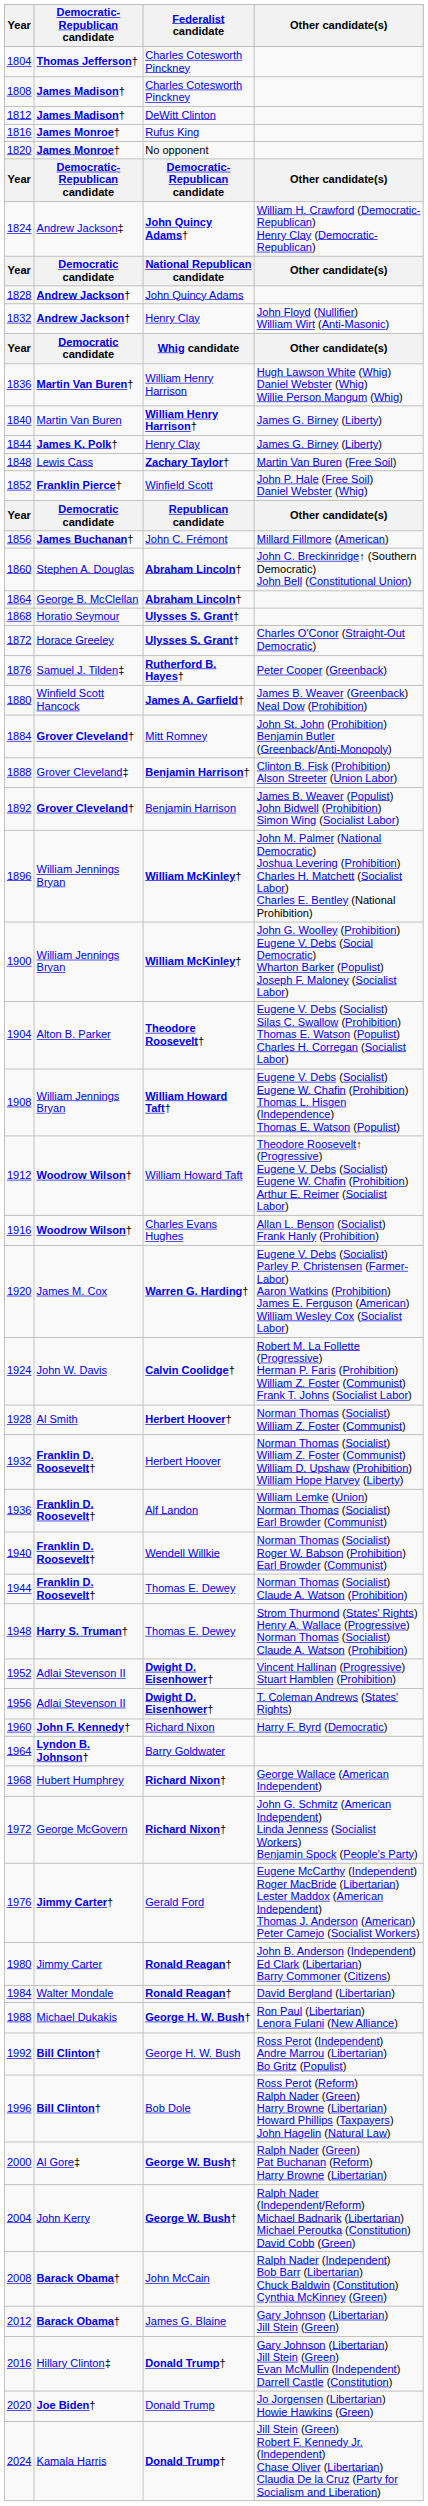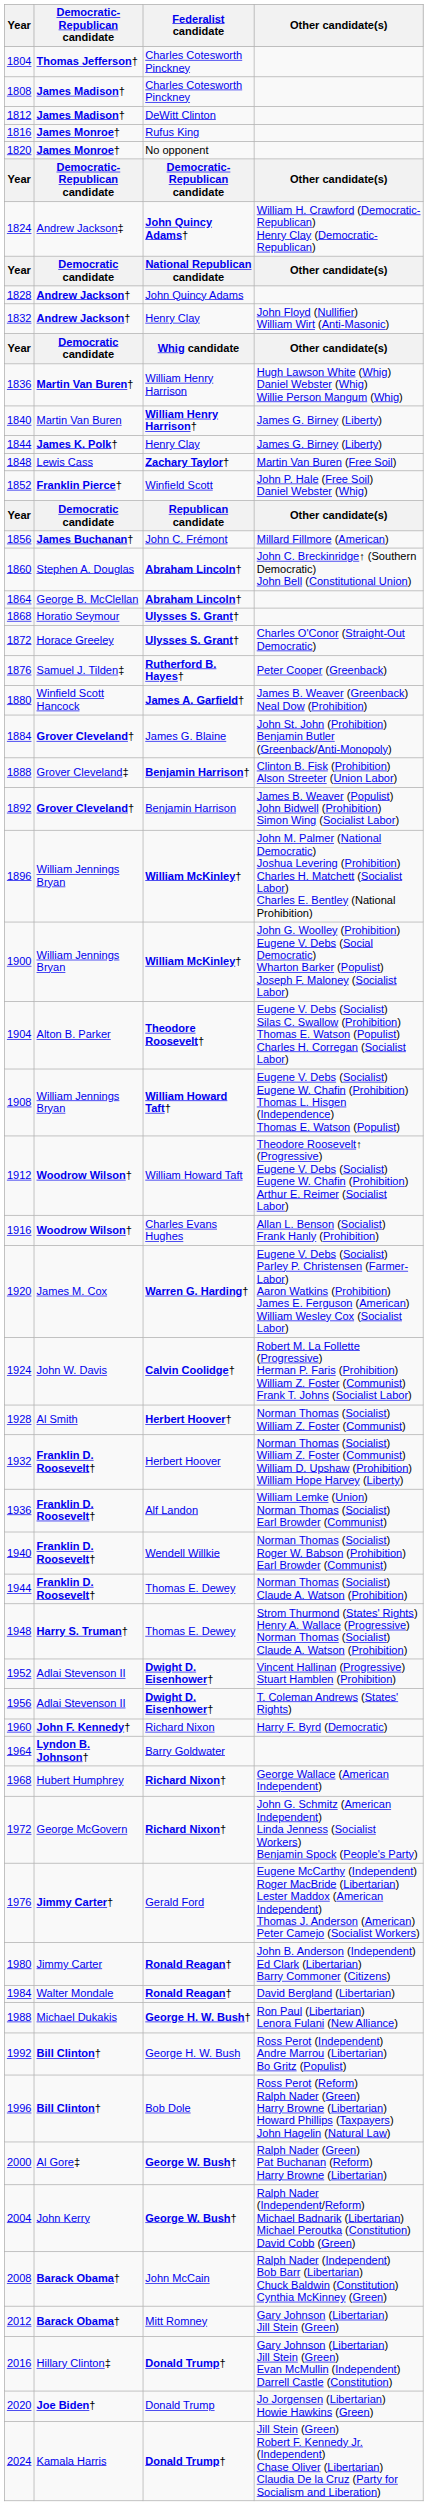(176, 736) Mitt Romney -> (186, 736) James G. Blaine
(186, 2321) James G. Blaine -> (176, 2321) Mitt Romney
